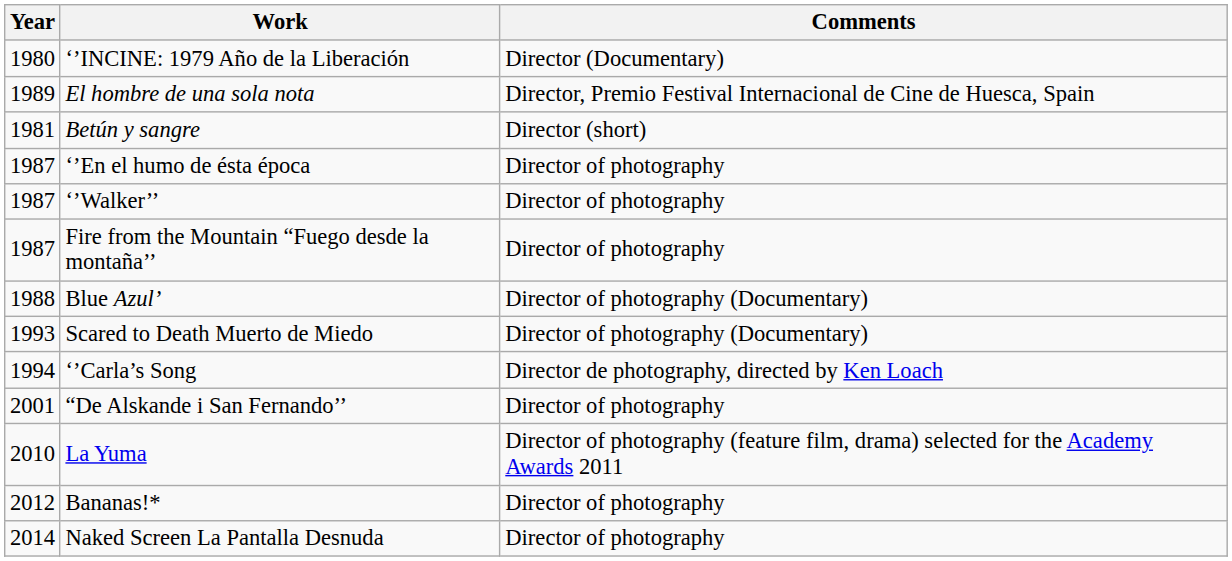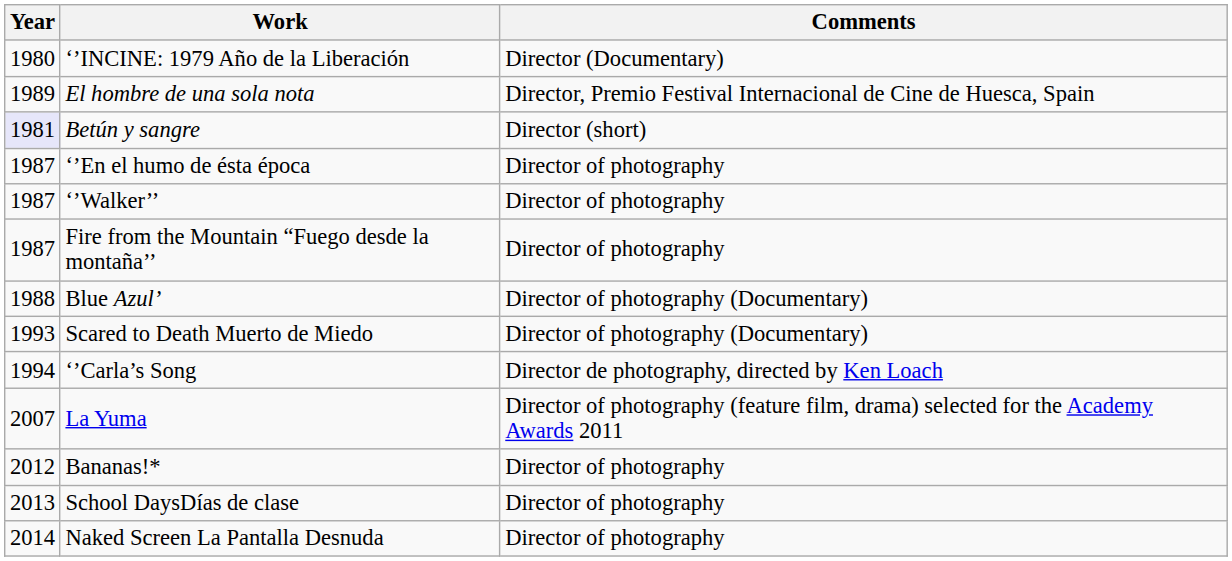(32, 129) no background -> (32, 129) lavender background
- row: (206, 405)
(32, 454) 2010 -> (32, 418) 2007
+ row: (182, 502)
